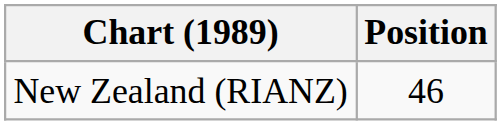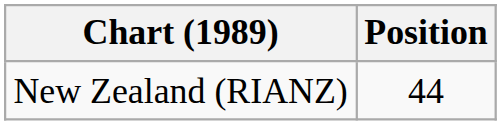(426, 89) 46 -> (426, 89) 44
